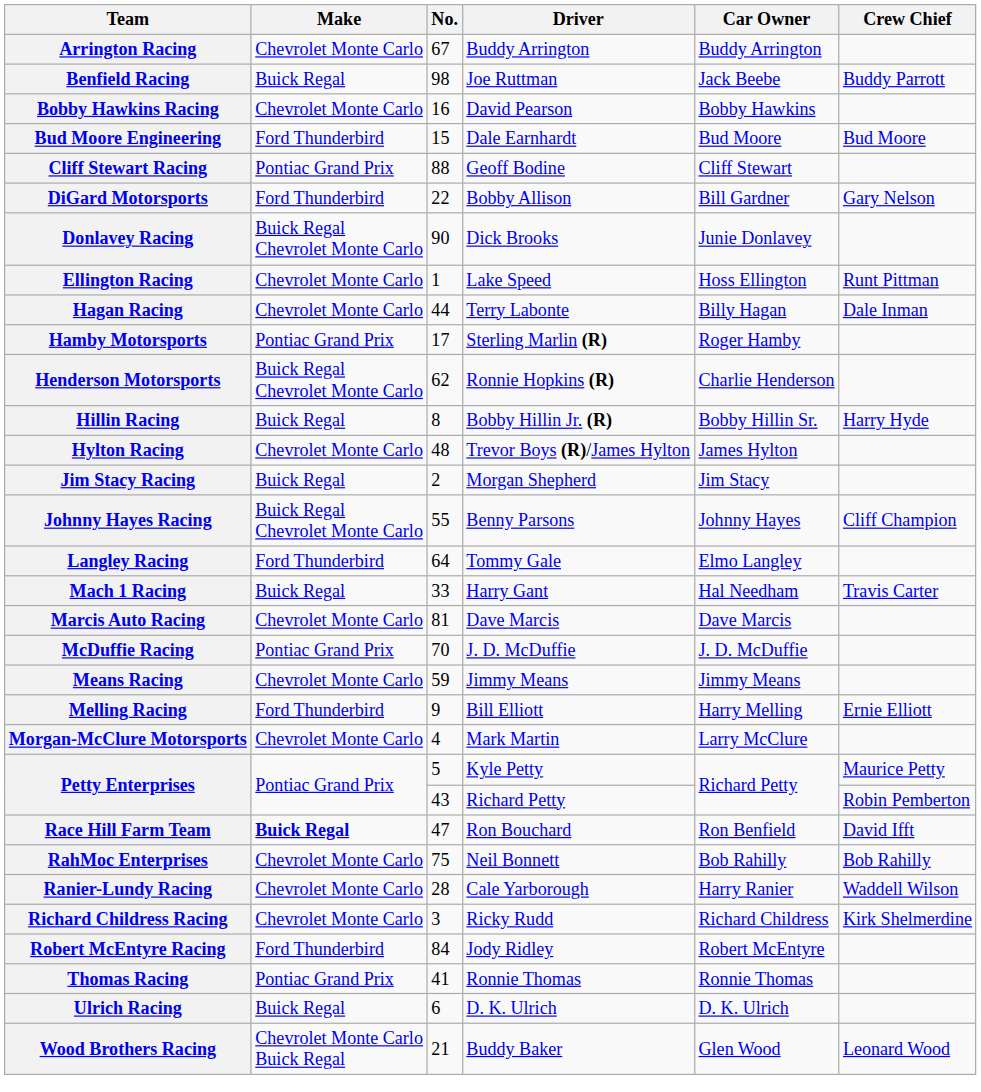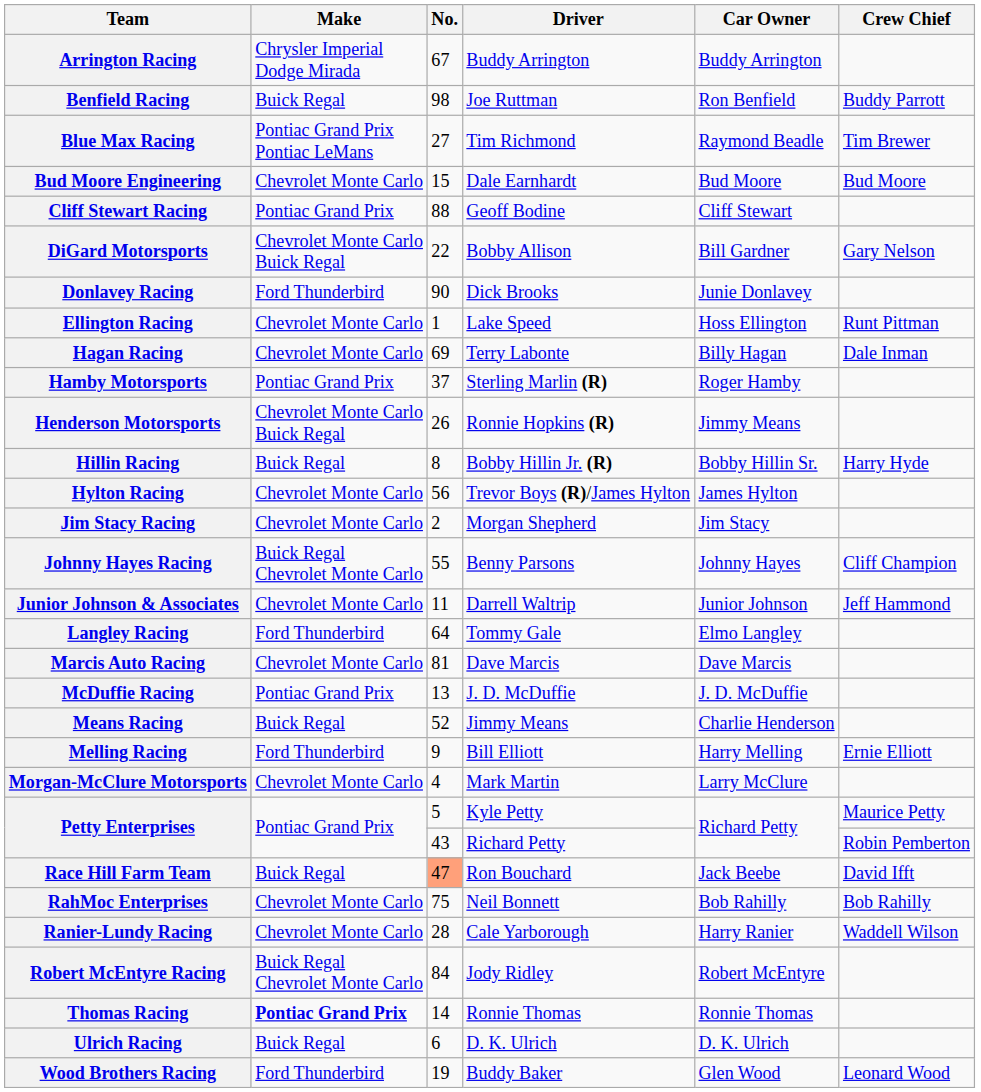(339, 49) Chevrolet Monte Carlo -> (319, 60) Chrysler Imperial Dodge Mirada
(739, 79) Jack Beebe -> (747, 100) Ron Benfield
+ row: (128, 141)
- row: (128, 109)
(320, 138) Ford Thunderbird -> (339, 181) Chevrolet Monte Carlo
(320, 198) Ford Thunderbird -> (339, 252) Chevrolet Monte Carlo Buick Regal
(339, 239) Buick Regal Chevrolet Monte Carlo -> (320, 292) Ford Thunderbird
(440, 309) 44 -> (440, 352) 69
(440, 339) 17 -> (440, 382) 37
(339, 379) Buick Regal Chevrolet Monte Carlo -> (339, 422) Chevrolet Monte Carlo Buick Regal
(440, 379) 62 -> (440, 422) 26
(767, 379) Charlie Henderson -> (749, 422) Jimmy Means
(440, 450) 48 -> (440, 492) 56
(300, 479) Buick Regal -> (339, 522) Chevrolet Monte Carlo
+ row: (128, 603)
- row: (128, 590)
(440, 650) 70 -> (440, 693) 13
(339, 680) Chevrolet Monte Carlo -> (300, 723) Buick Regal
(440, 680) 59 -> (440, 723) 52
(749, 680) Jimmy Means -> (767, 723) Charlie Henderson
(302, 829) bold -> (300, 872) normal
(440, 829) no background -> (440, 872) lightsalmon background
(747, 829) Ron Benfield -> (739, 872) Jack Beebe
- row: (128, 918)
(320, 948) Ford Thunderbird -> (339, 972) Buick Regal Chevrolet Monte Carlo
(325, 978) normal -> (331, 1013) bold
(440, 978) 41 -> (440, 1013) 14
(339, 1048) Chevrolet Monte Carlo Buick Regal -> (320, 1072) Ford Thunderbird
(440, 1048) 21 -> (440, 1072) 19
